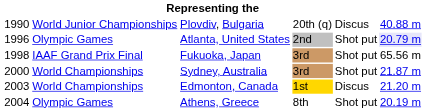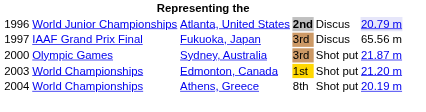- row: (222, 24)
(73, 39) Olympic Games -> (105, 24) World Junior Championships
(302, 39) normal -> (303, 24) bold
(356, 39) Shot put -> (333, 24) Discus
(17, 55) 1998 -> (17, 39) 1997
(356, 55) Shot put -> (333, 39) Discus
(88, 71) World Championships -> (73, 55) Olympic Games
(352, 86) Discus -> (337, 71) Shot put
(73, 102) Olympic Games -> (88, 86) World Championships
